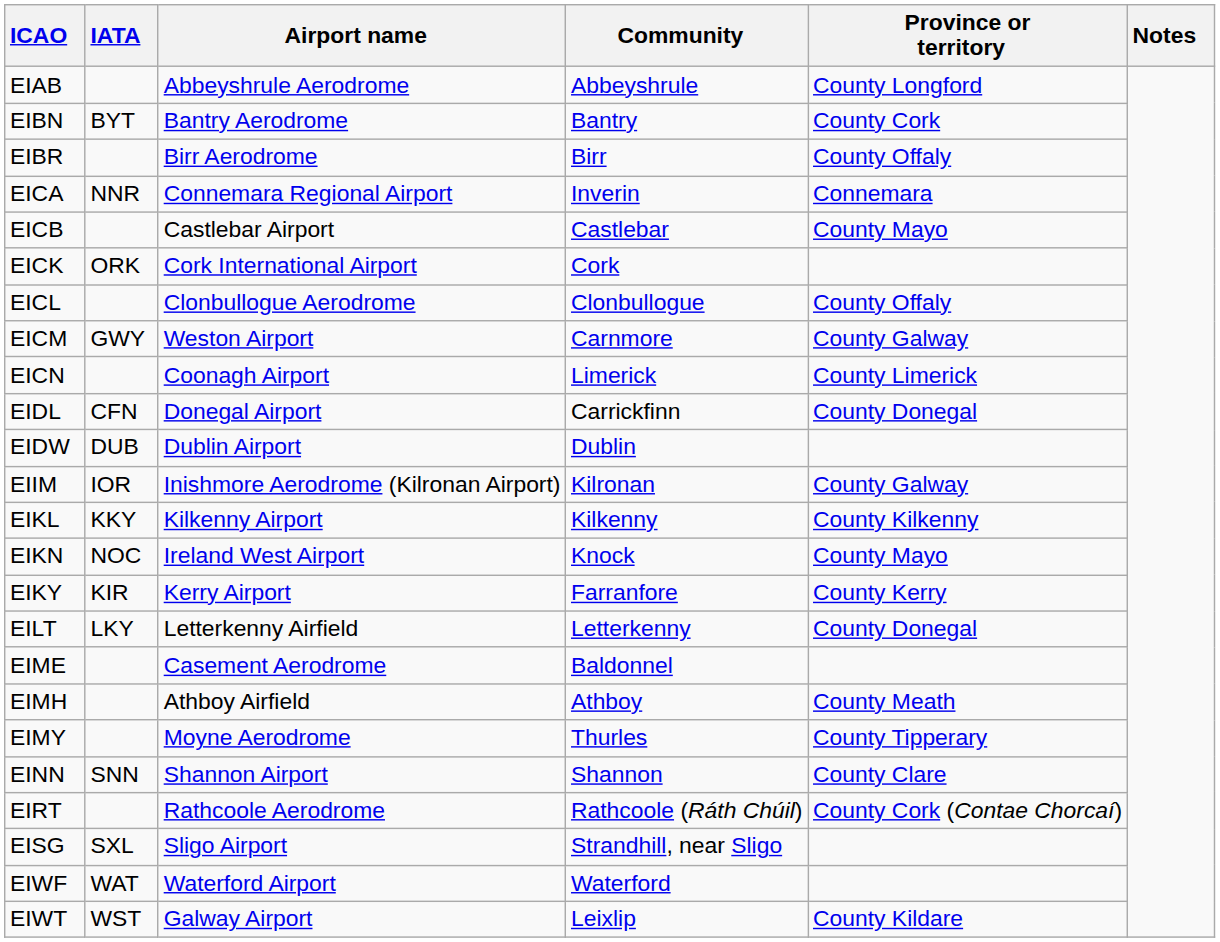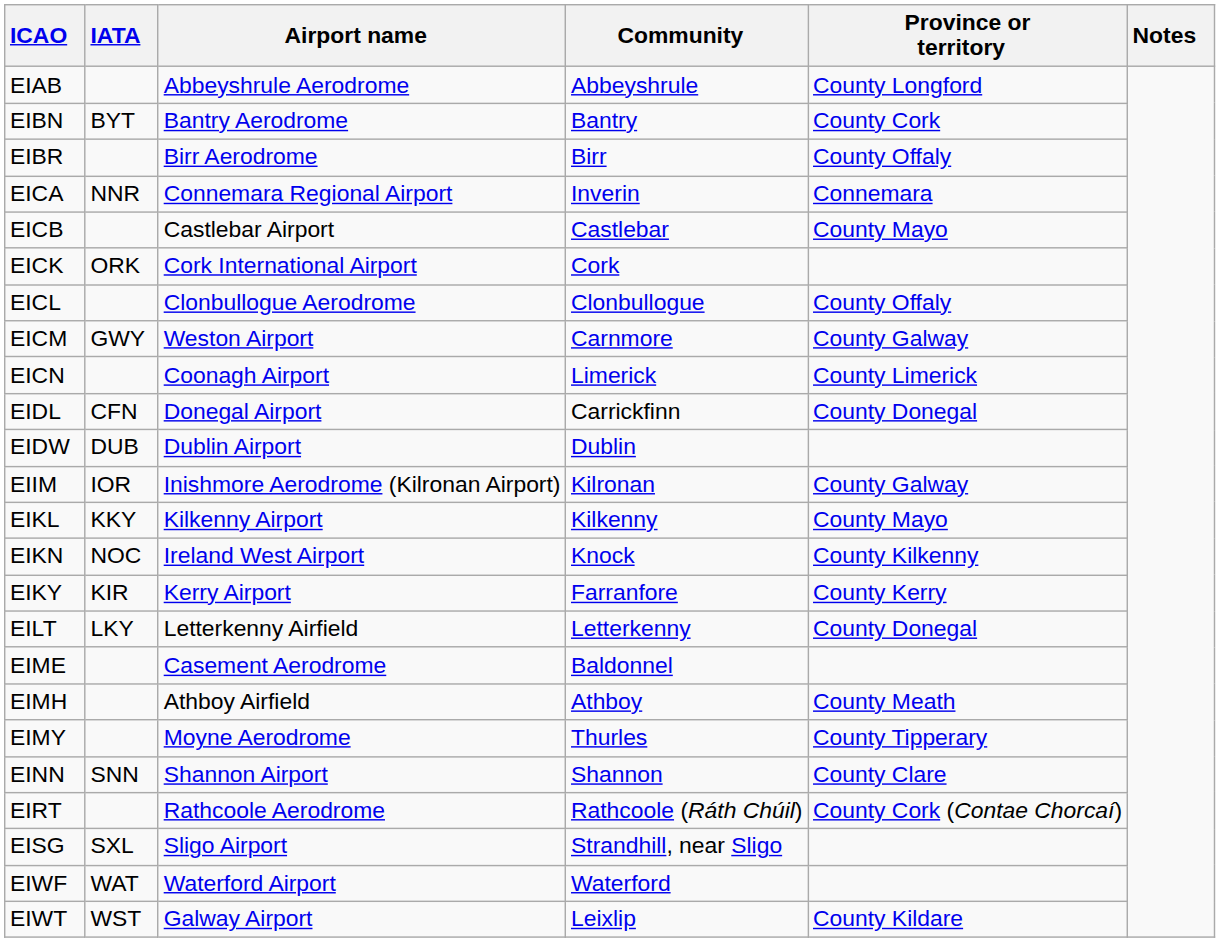(896, 520) County Kilkenny -> (880, 520) County Mayo
(880, 556) County Mayo -> (896, 556) County Kilkenny
